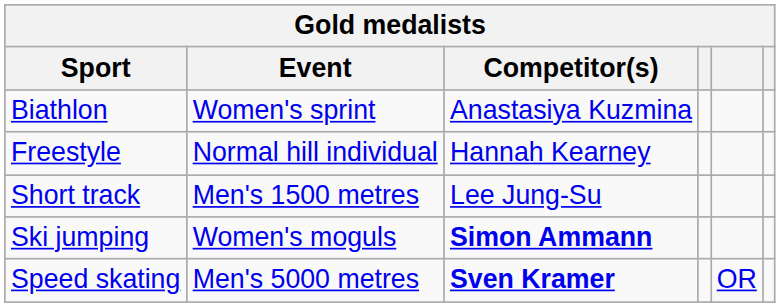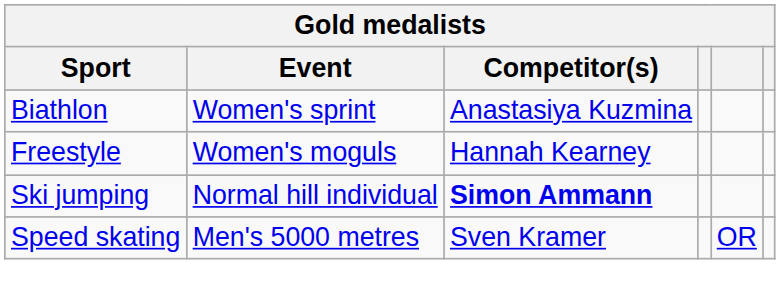(315, 152) Normal hill individual -> (294, 152) Women's moguls
- row: (76, 195)
(294, 237) Women's moguls -> (315, 195) Normal hill individual
(532, 279) bold -> (528, 237) normal
